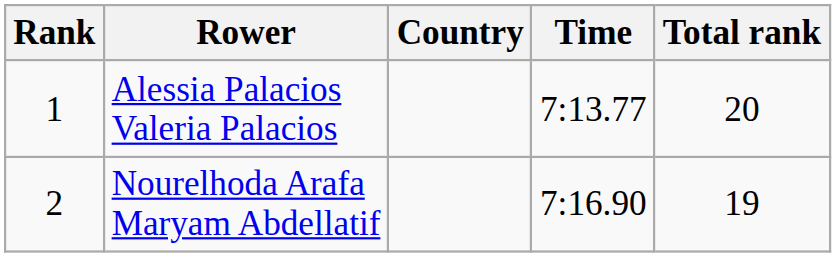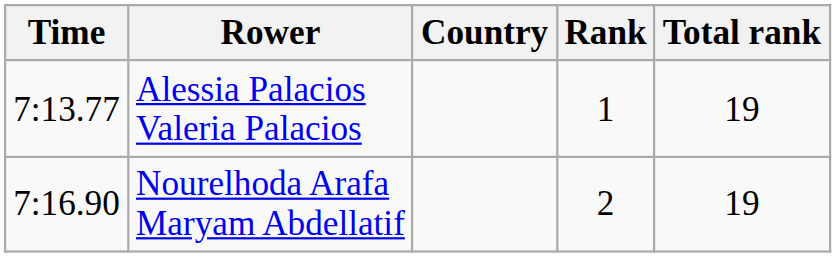columns swapped: (54, 32) <-> (593, 32)
(742, 108) 20 -> (742, 108) 19
